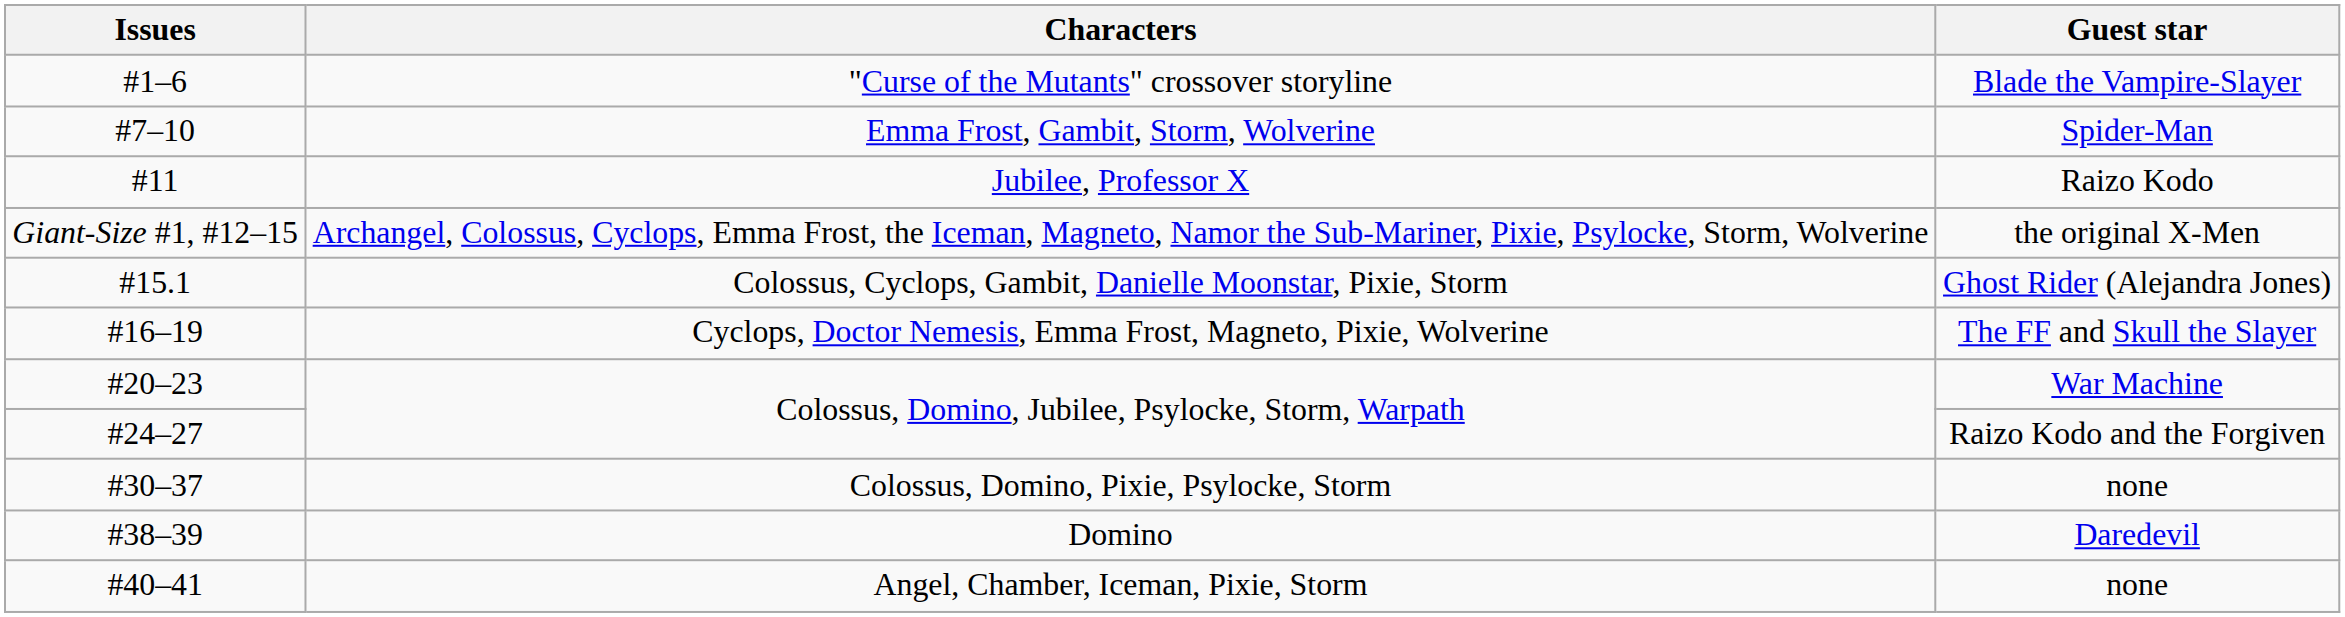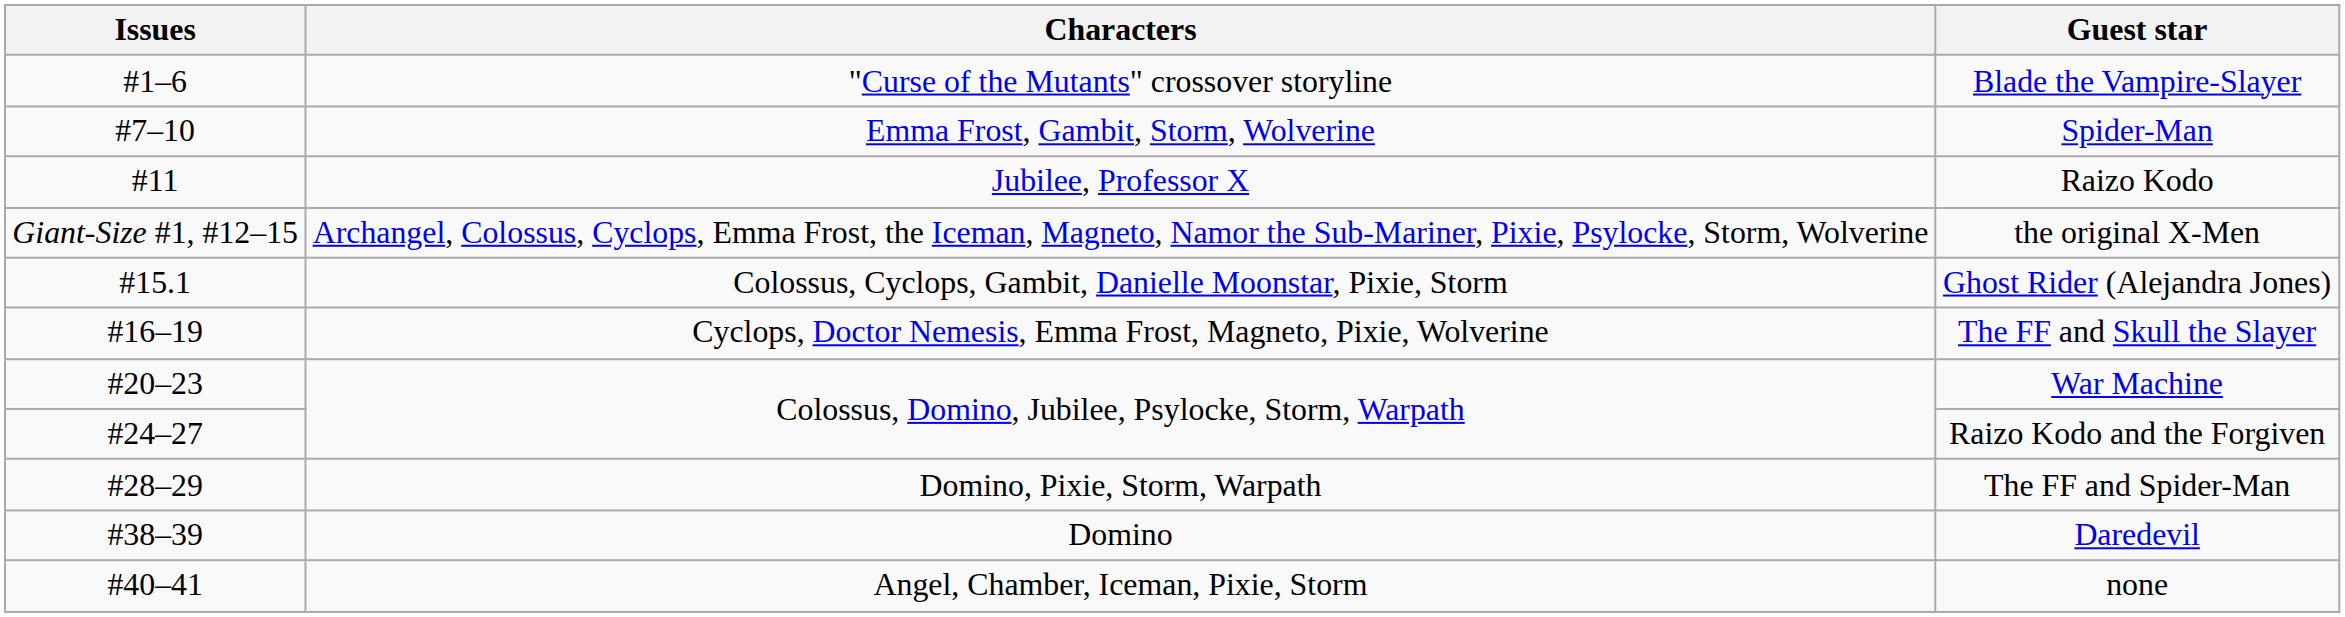+ row: (1121, 484)
- row: (1121, 484)
